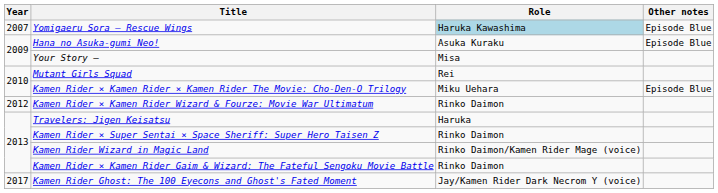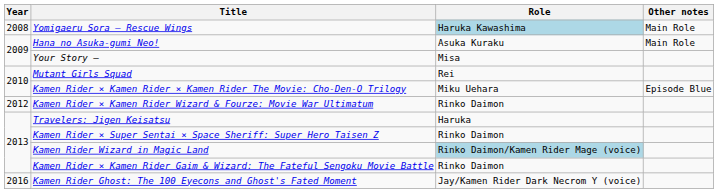(18, 27) 2007 -> (18, 27) 2008
(678, 27) Episode Blue -> (670, 27) Main Role
(678, 42) Episode Blue -> (670, 42) Main Role
(540, 150) no background -> (540, 150) lightblue background
(18, 180) 2017 -> (18, 180) 2016
